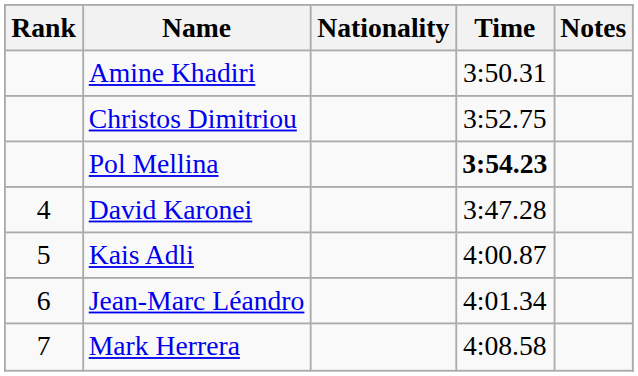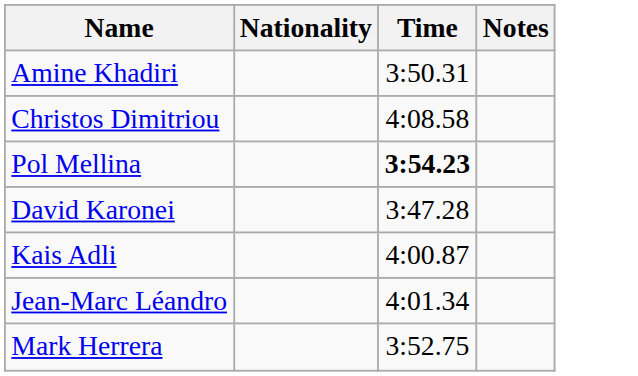- column: (44, 27)
(505, 118) 3:52.75 -> (427, 118) 4:08.58
(505, 346) 4:08.58 -> (427, 346) 3:52.75
